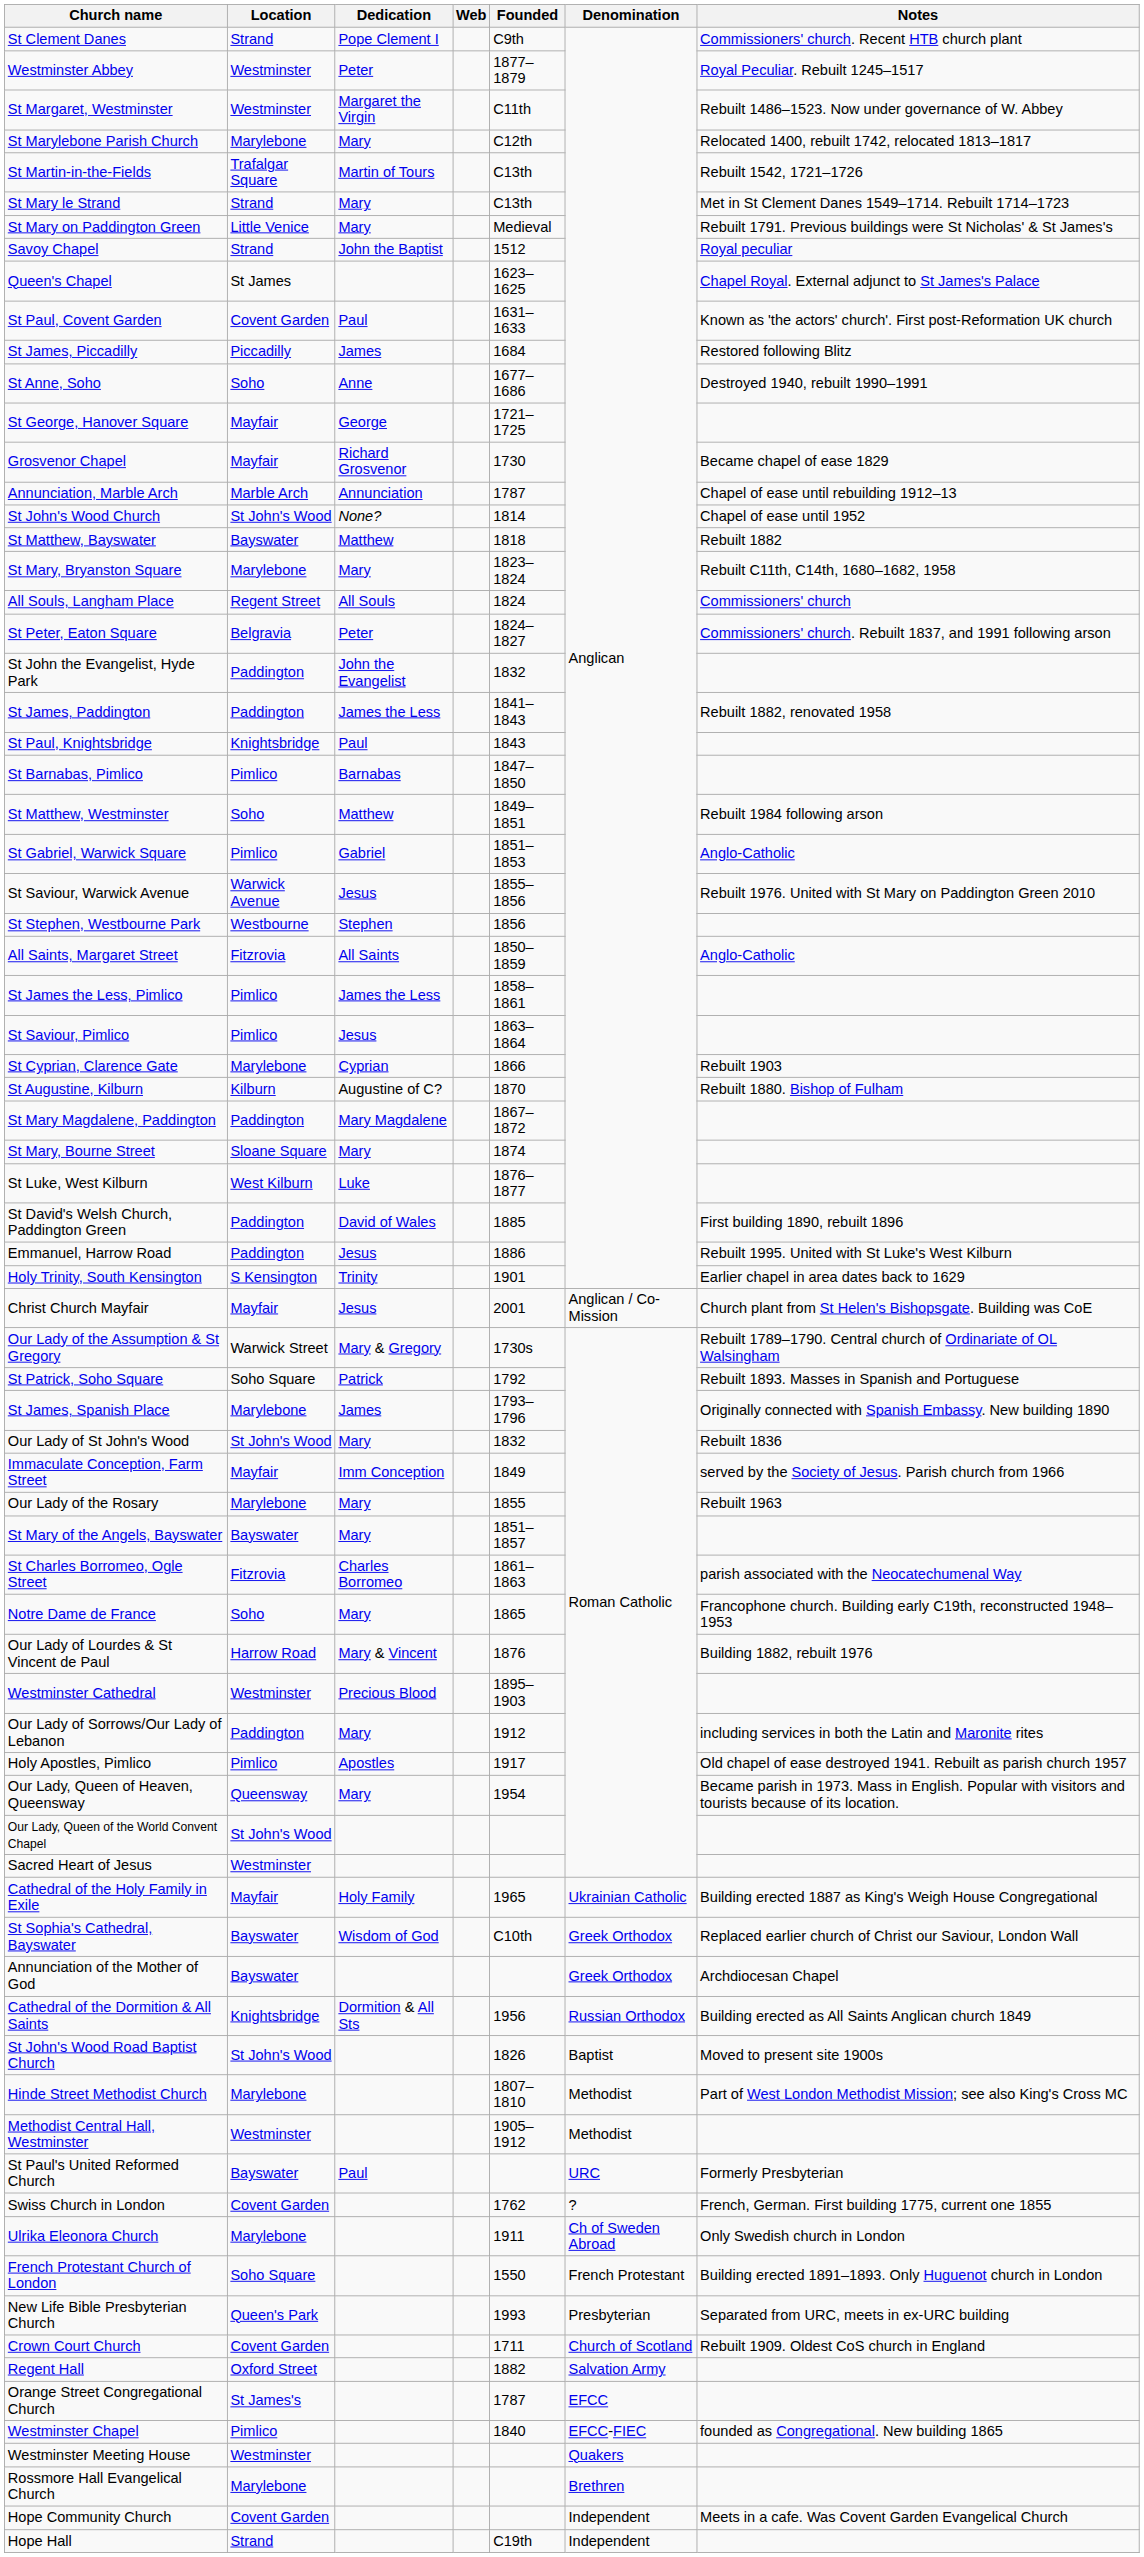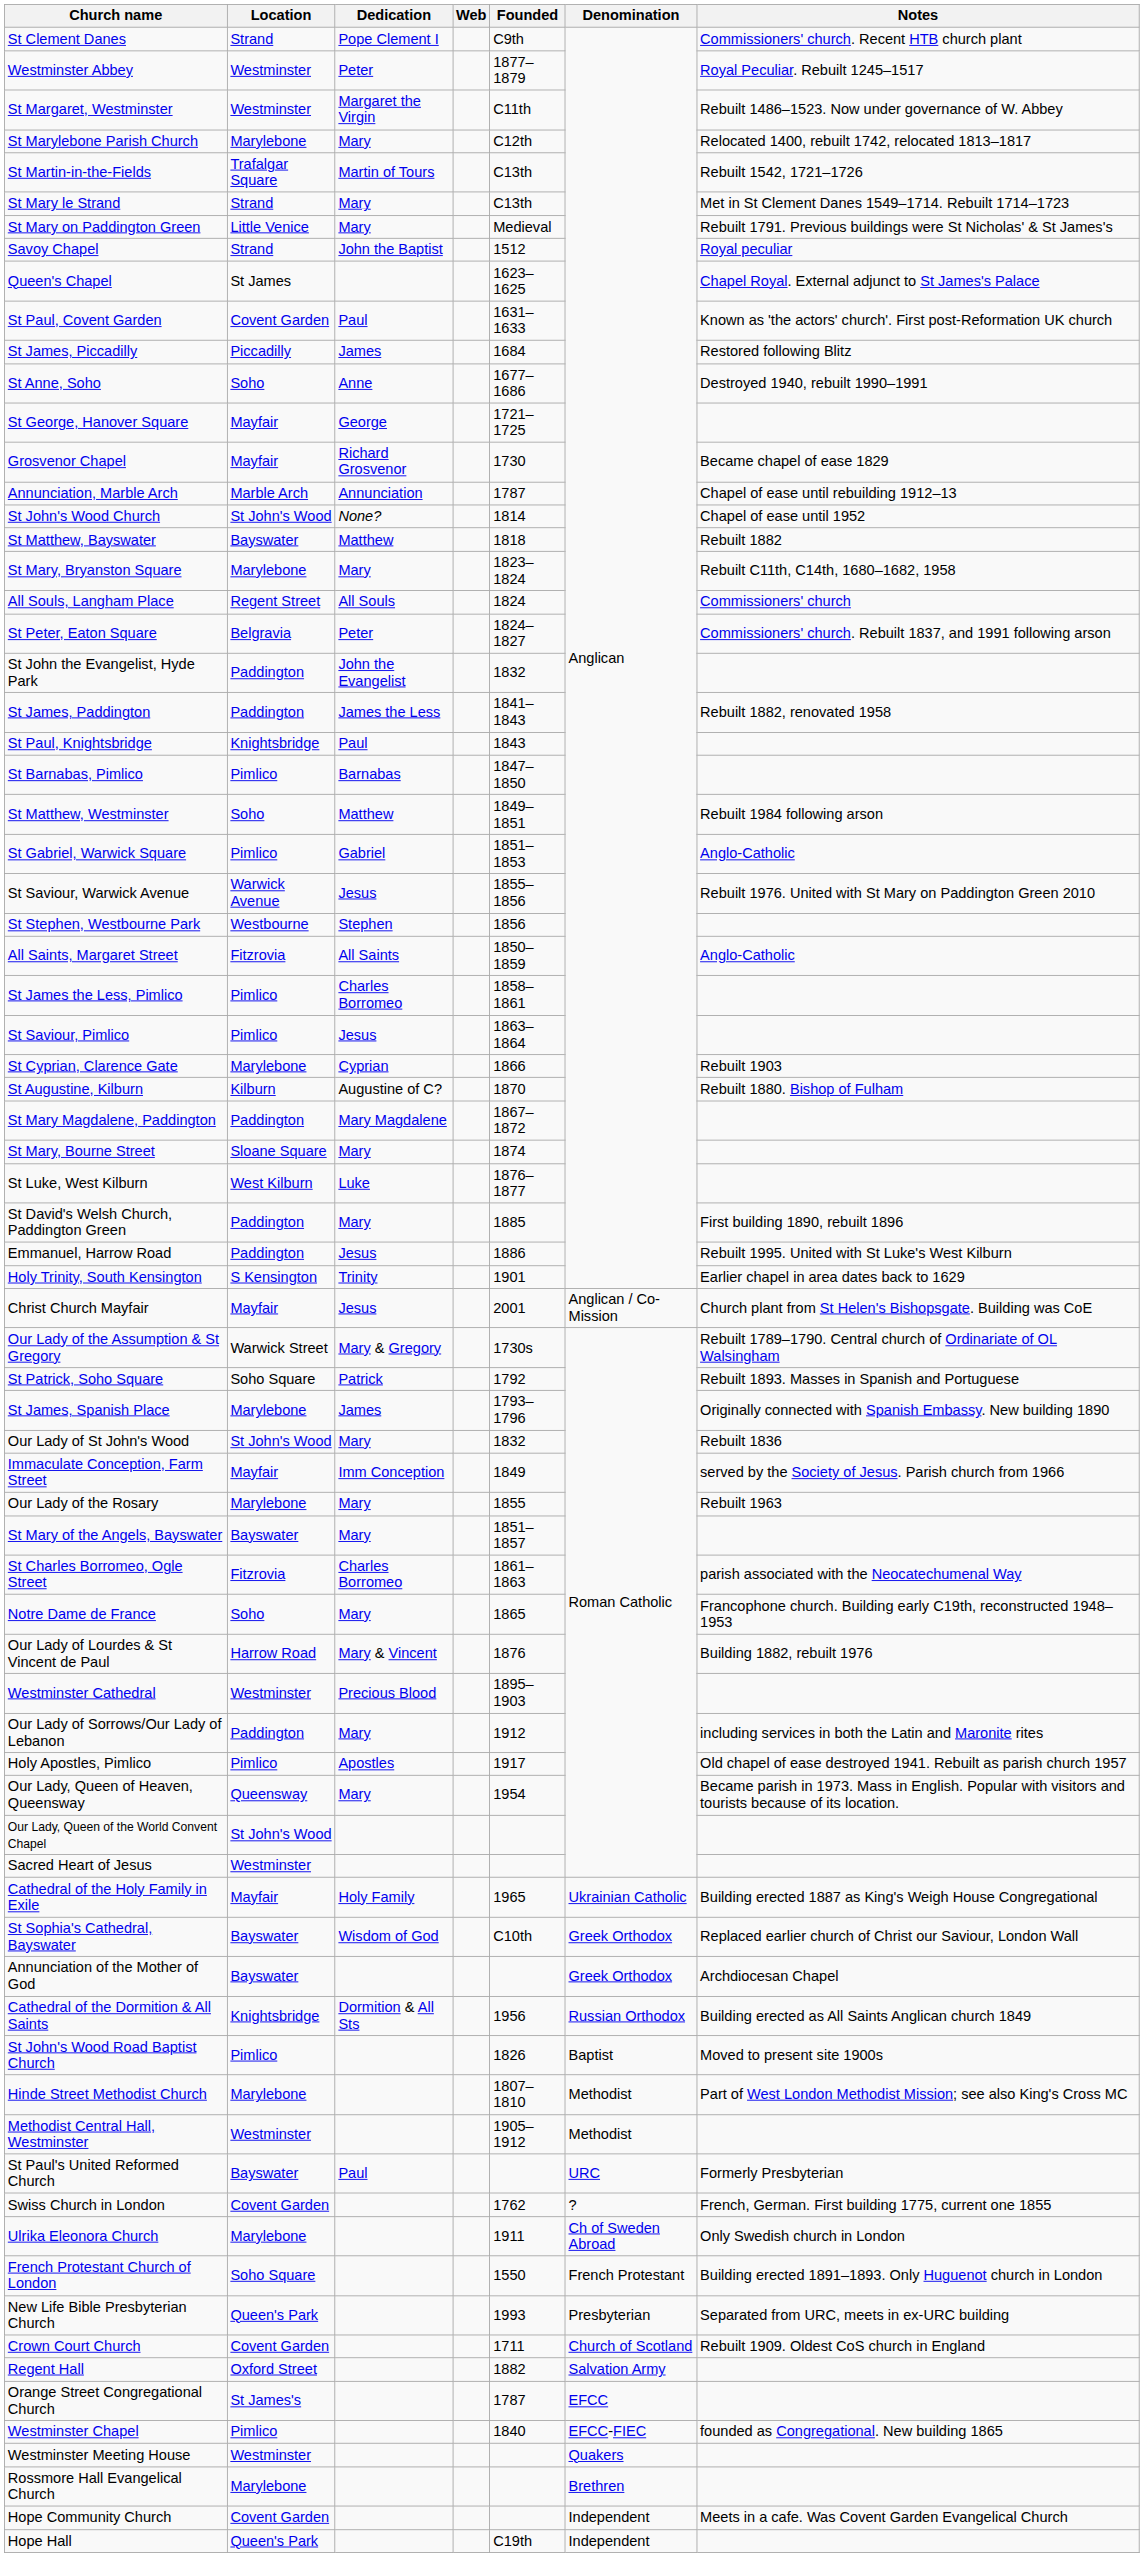(389, 995) James the Less -> (370, 995) Charles Borromeo
(387, 1222) David of Wales -> (355, 1222) Mary
(281, 2055) St John's Wood -> (254, 2055) Pimlico
(252, 2540) Strand -> (274, 2540) Queen's Park
